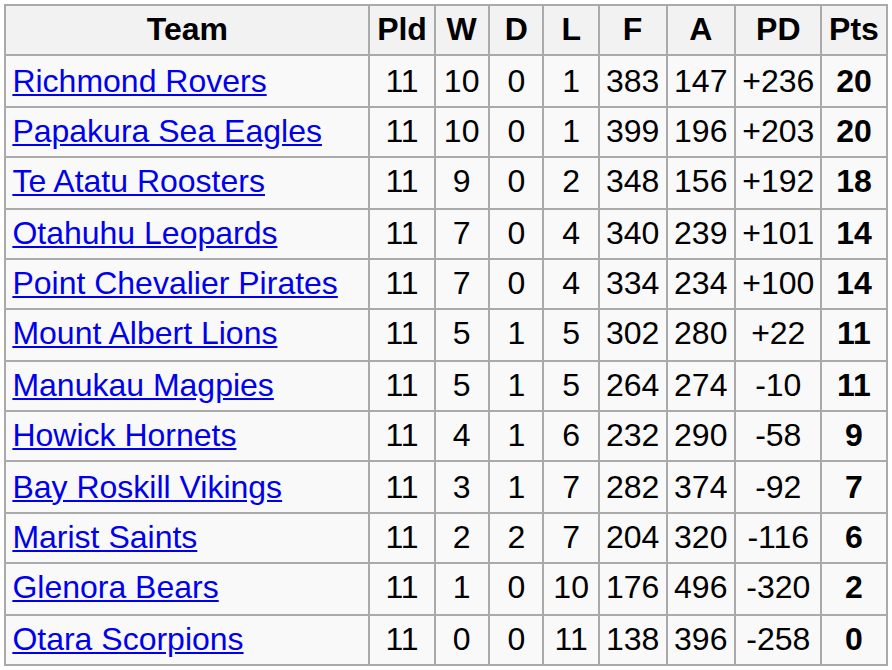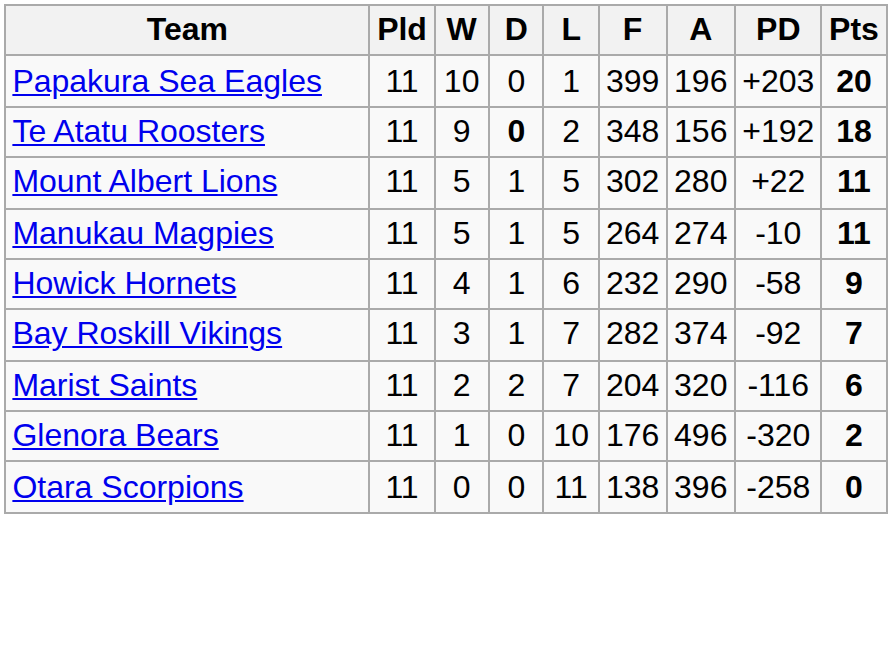- row: (140, 80)
(516, 182) normal -> (516, 131) bold
- row: (145, 232)
- row: (175, 283)
